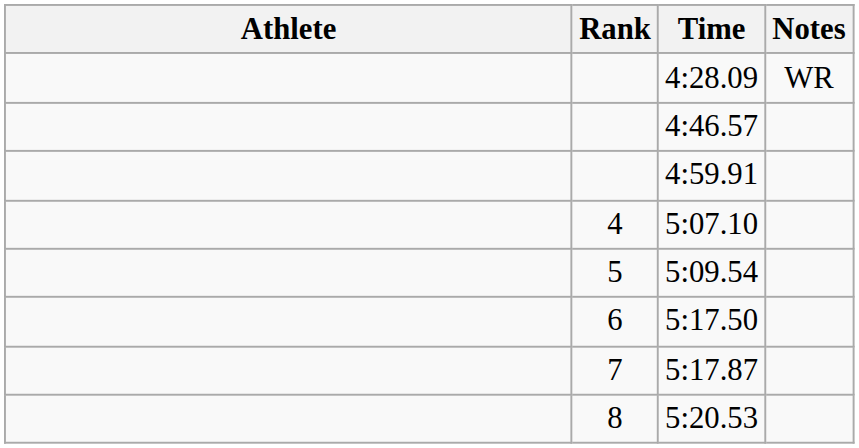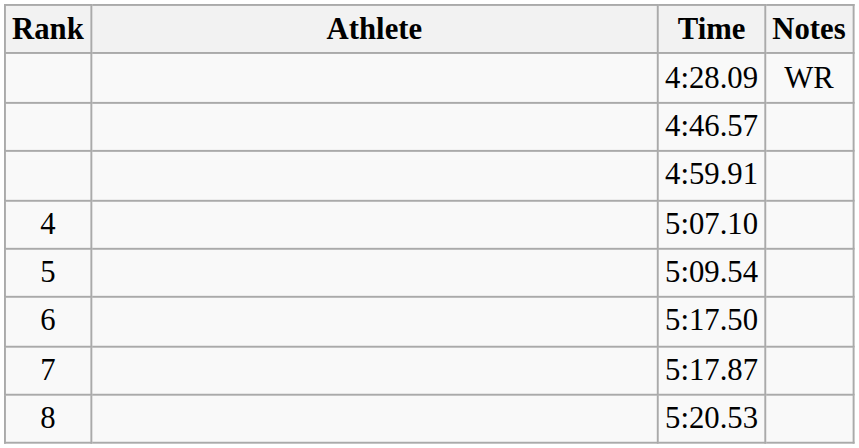columns swapped: (615, 28) <-> (289, 28)
